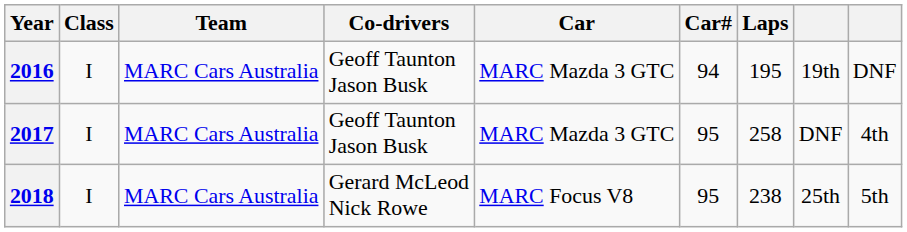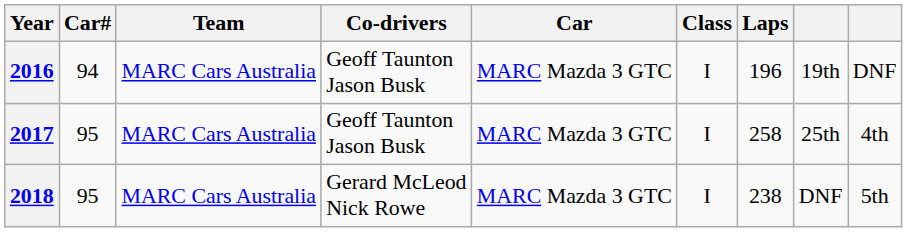columns swapped: (708, 22) <-> (89, 22)
(765, 71) 195 -> (765, 71) 196
(821, 133) DNF -> (821, 133) 25th
(556, 195) MARC Focus V8 -> (574, 195) MARC Mazda 3 GTC
(821, 195) 25th -> (821, 195) DNF
